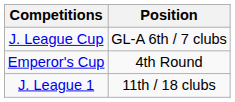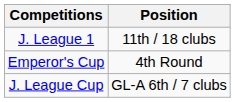rows swapped: (56, 85) <-> (56, 39)
